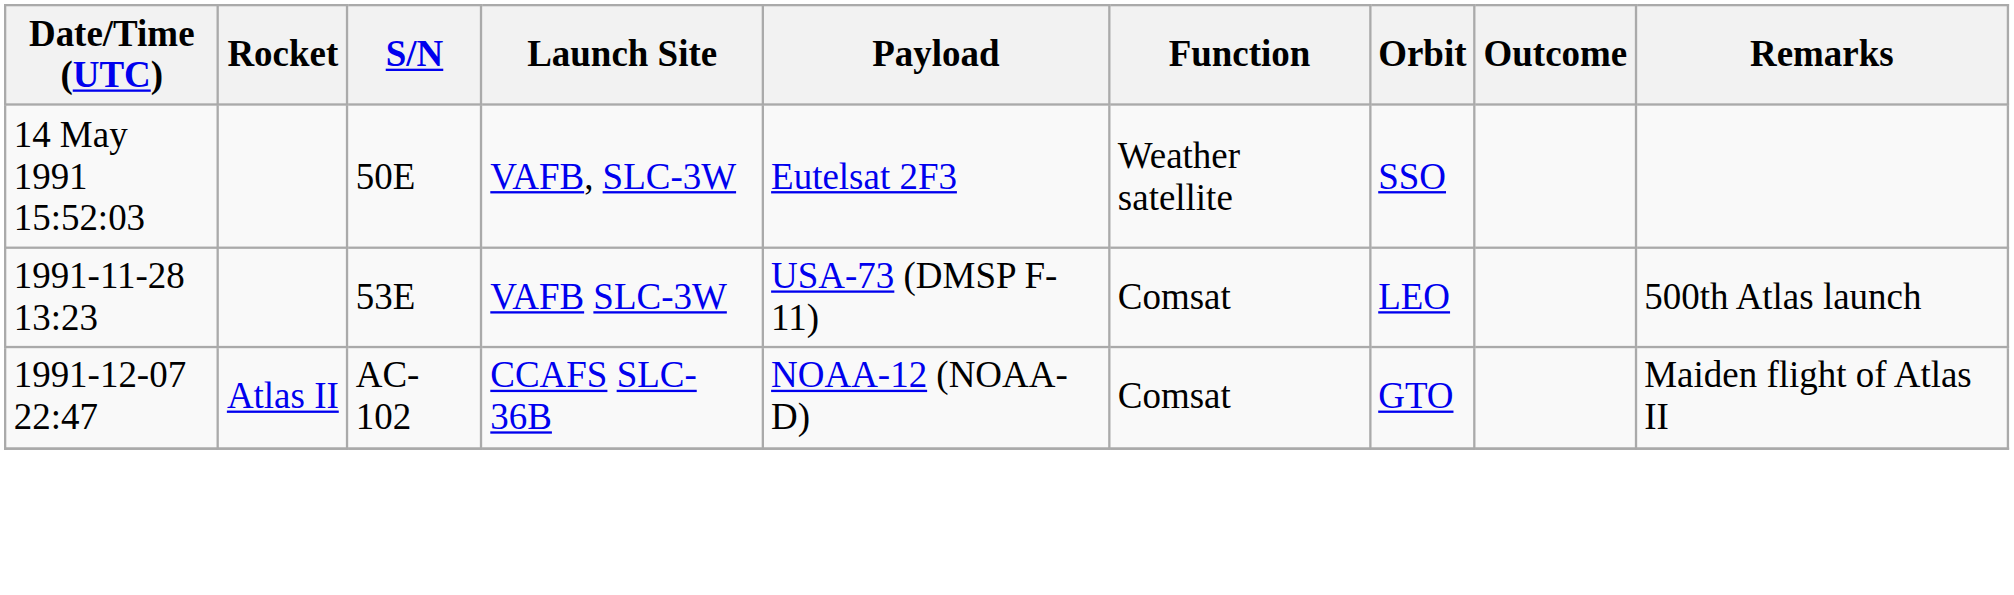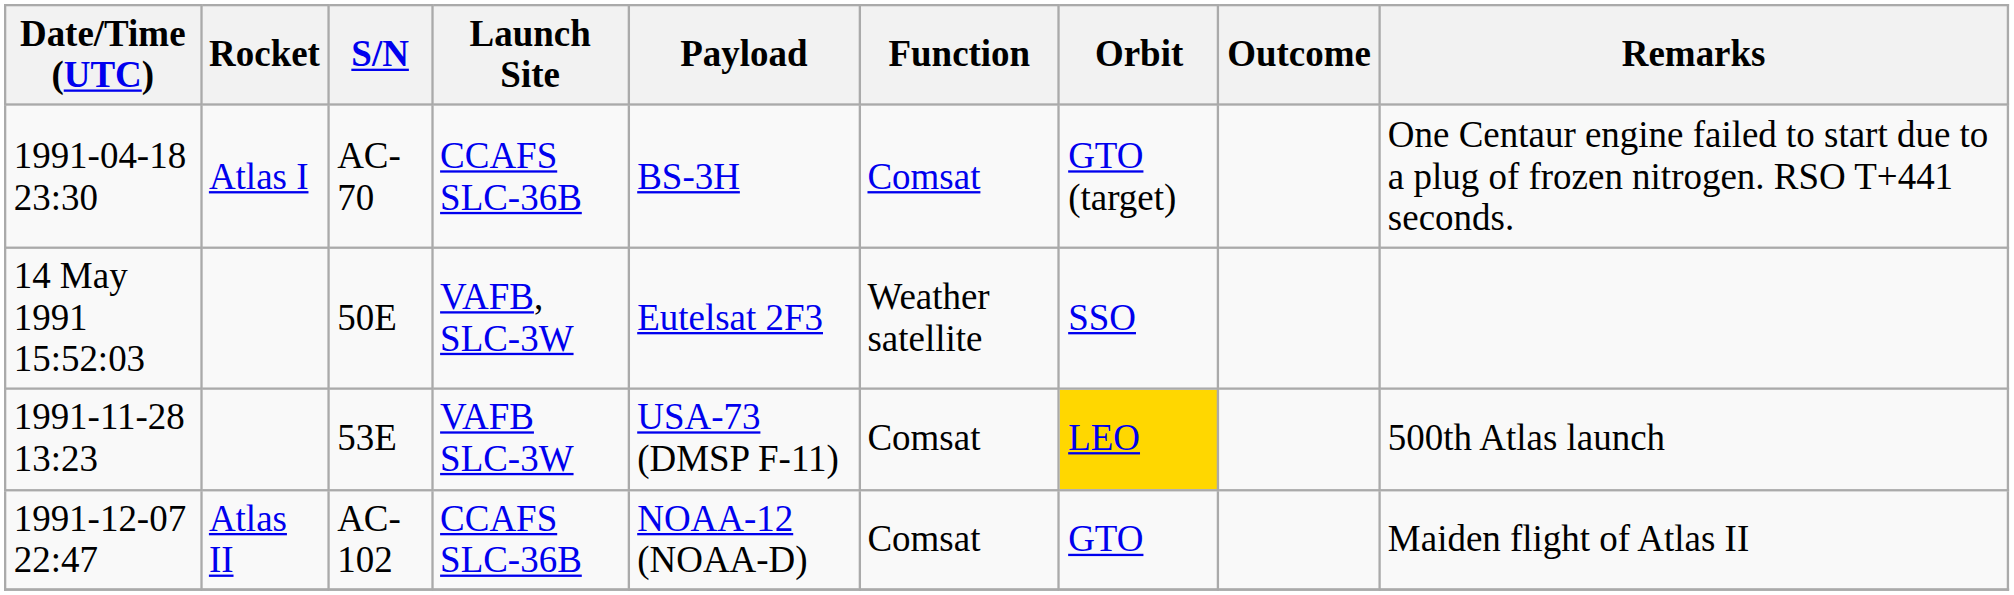+ row: (369, 175)
(1414, 296) no background -> (1104, 438) gold background
